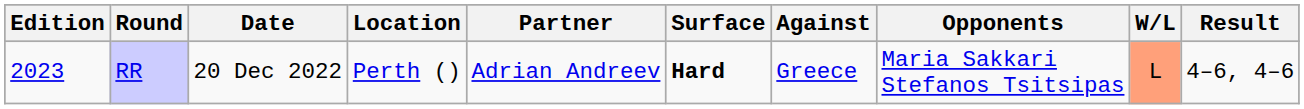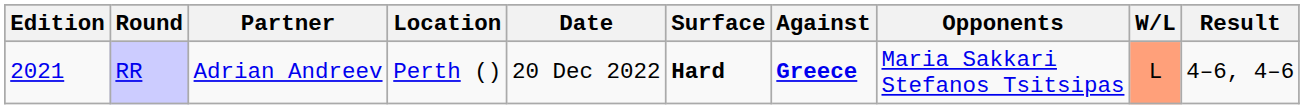columns swapped: (268, 23) <-> (566, 23)
(37, 73) 2023 -> (37, 73) 2021
(817, 73) normal -> (817, 73) bold
